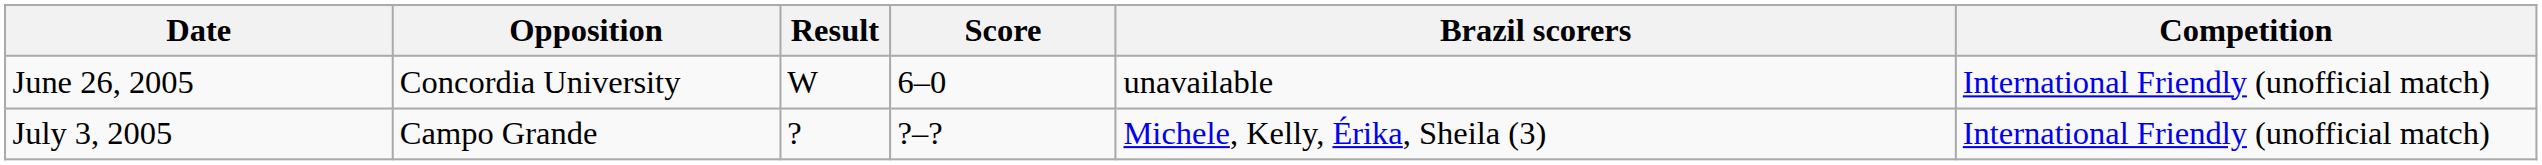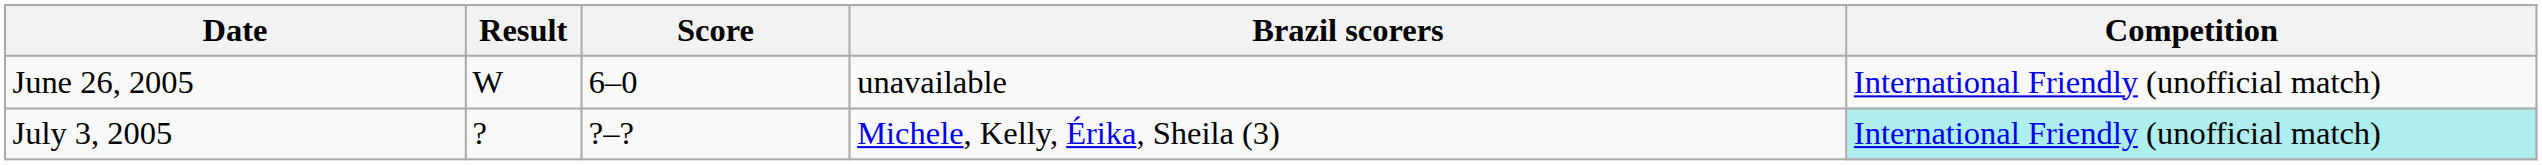- column: (586, 30)
(2226, 133) no background -> (2117, 133) paleturquoise background
